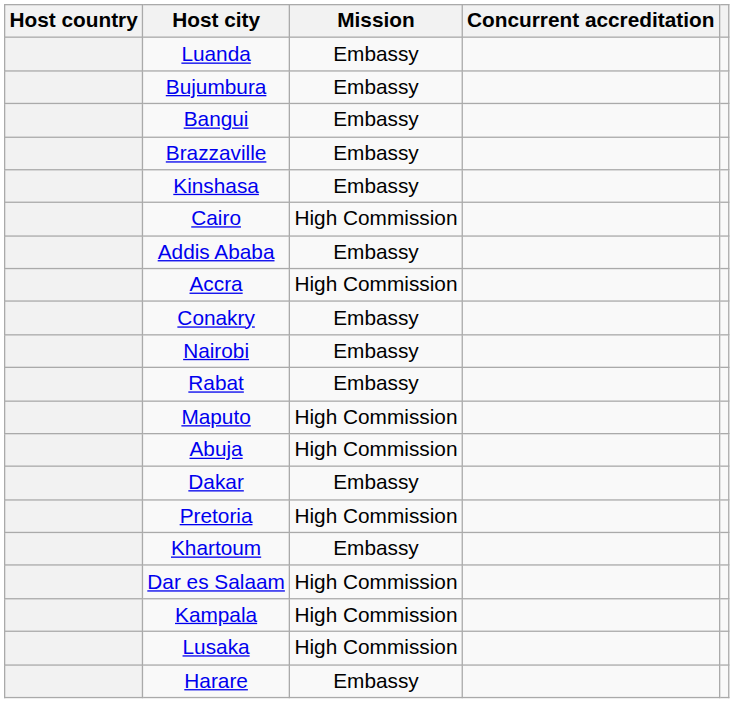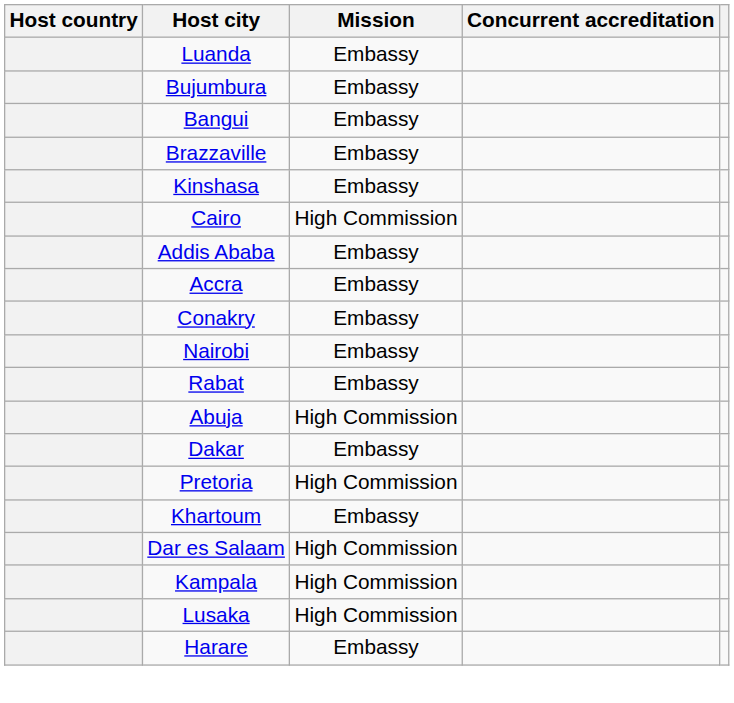(376, 284) High Commission -> (376, 284) Embassy
- row: (216, 416)
